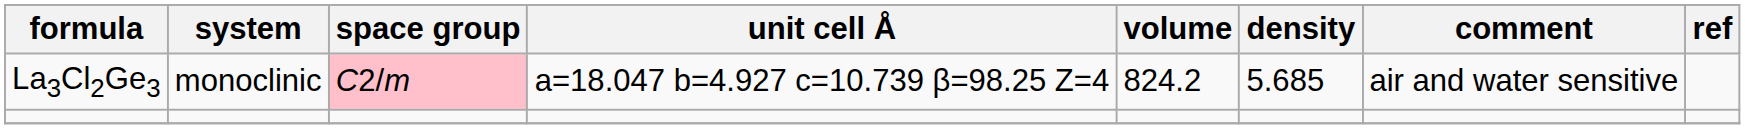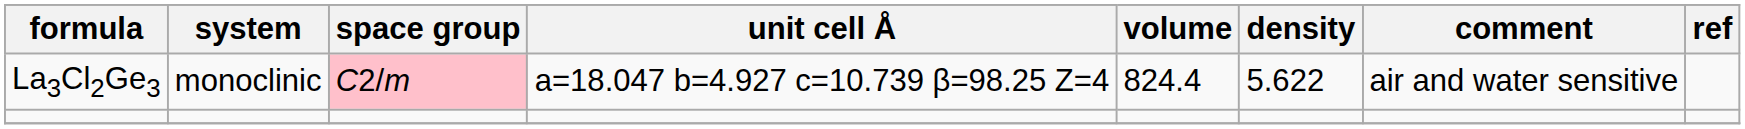(1162, 81) 824.2 -> (1162, 81) 824.4
(1285, 81) 5.685 -> (1285, 81) 5.622
